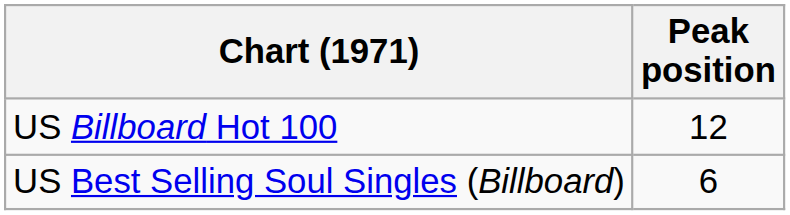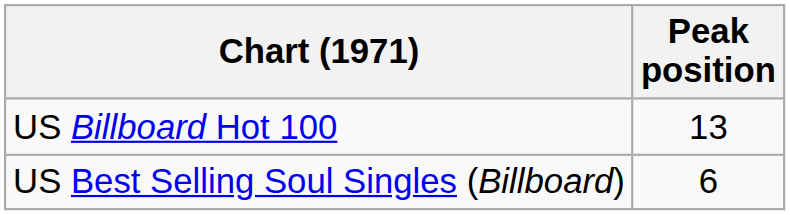(708, 126) 12 -> (708, 126) 13
